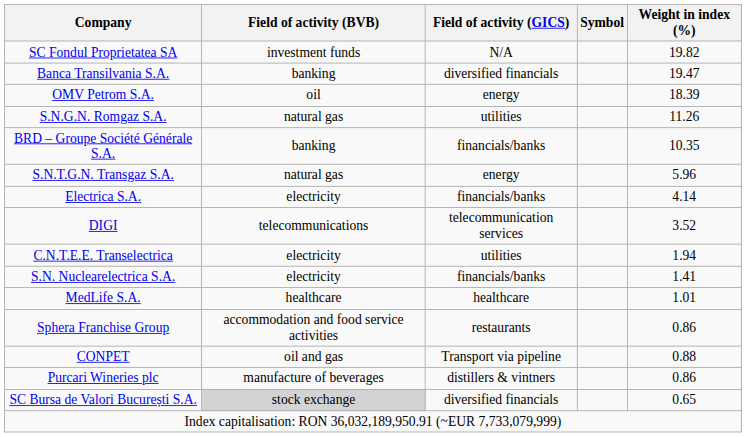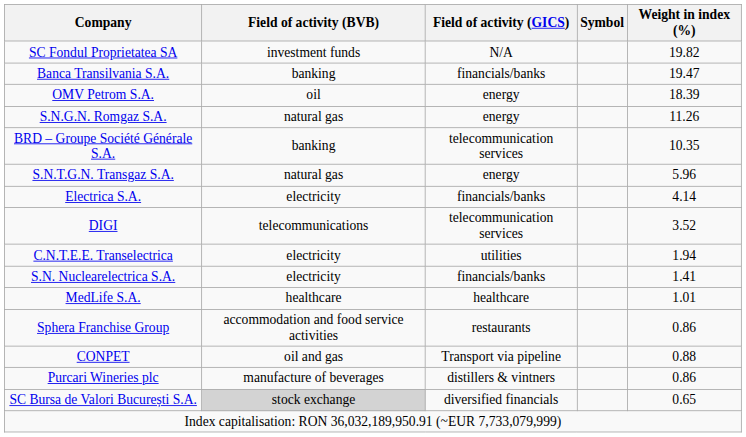(501, 73) diversified financials -> (501, 73) financials/banks
(501, 116) utilities -> (501, 116) energy
(501, 146) financials/banks -> (501, 146) telecommunication services
